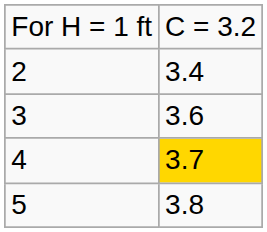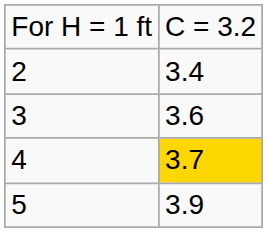(185, 204) 3.8 -> (185, 204) 3.9
